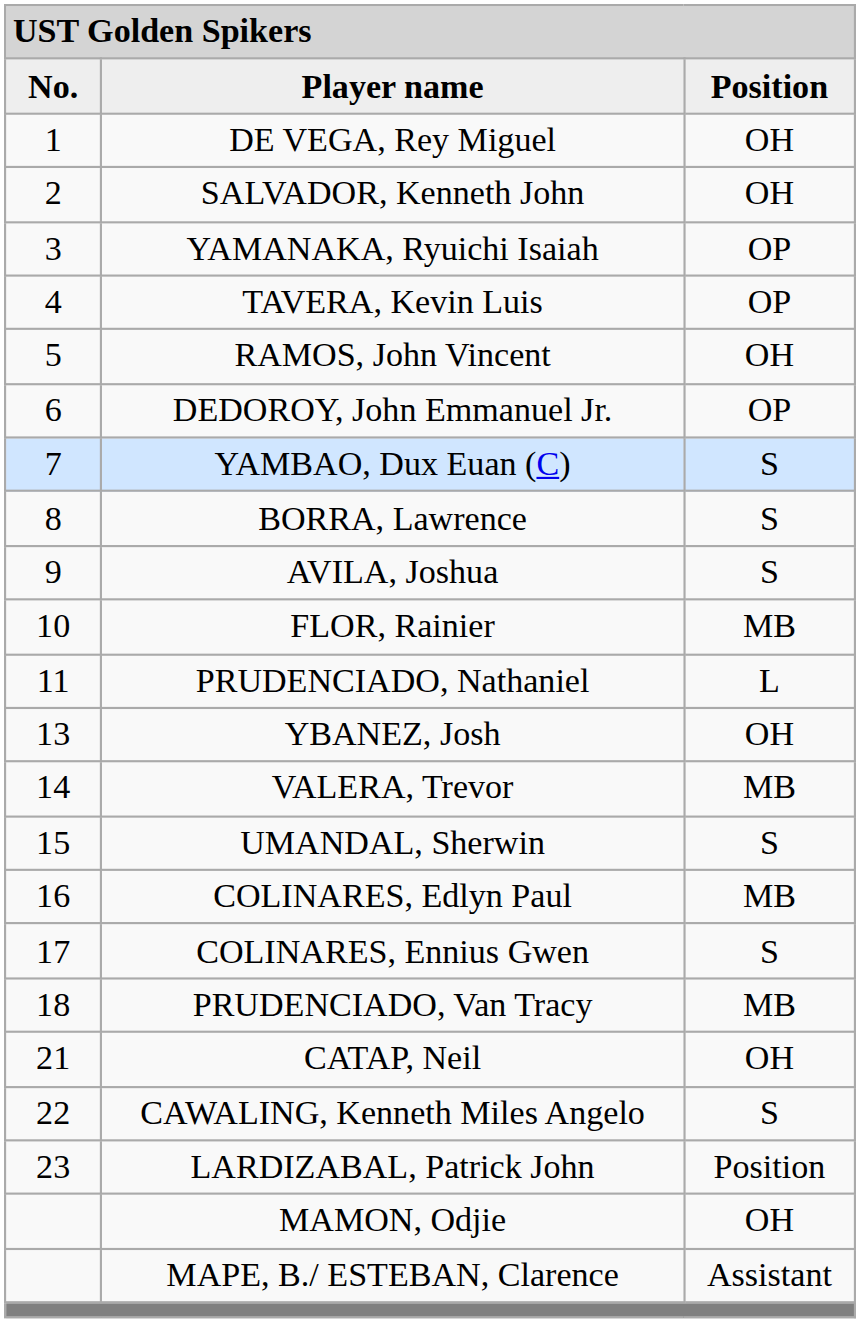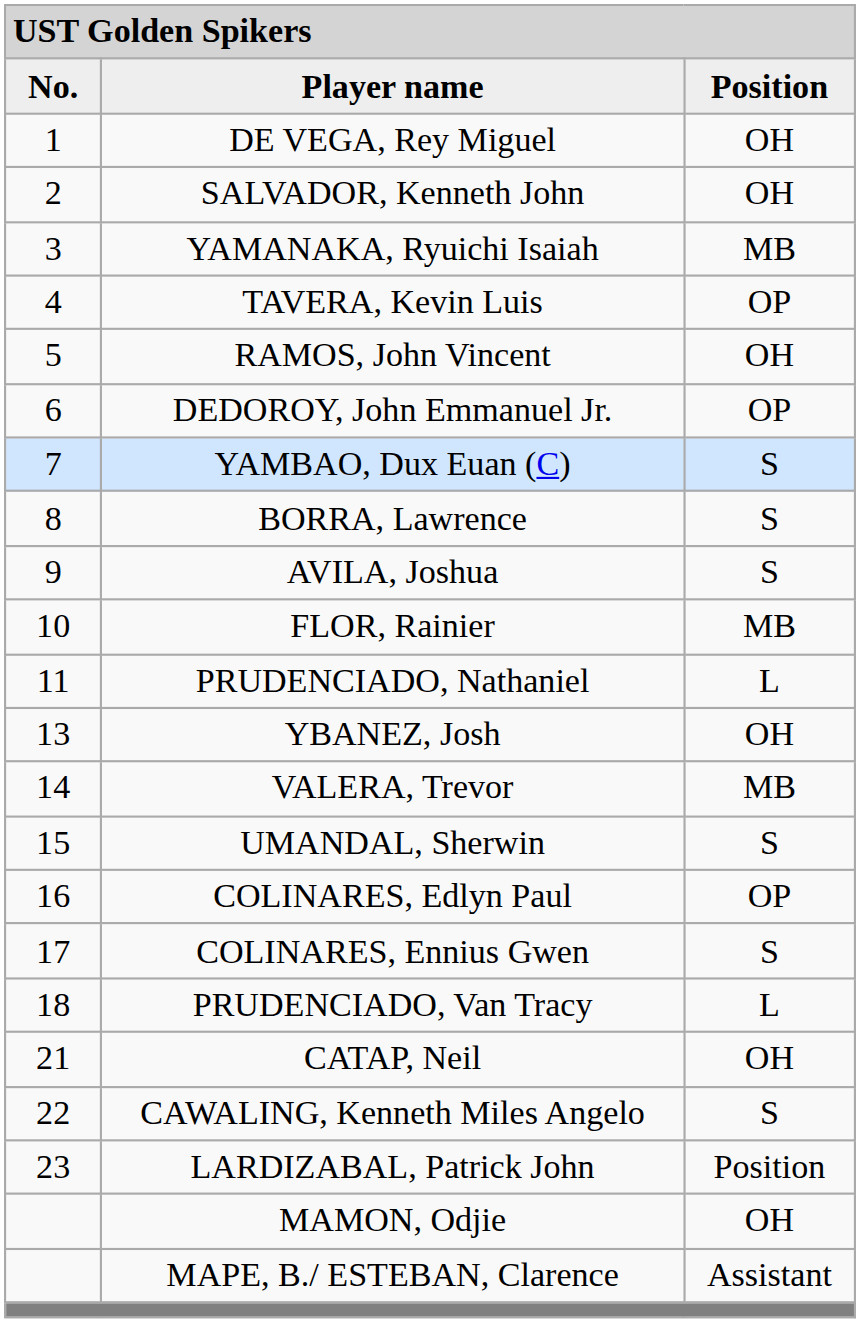(769, 247) OP -> (769, 247) MB
(769, 896) MB -> (769, 896) OP
(769, 1004) MB -> (769, 1004) L
